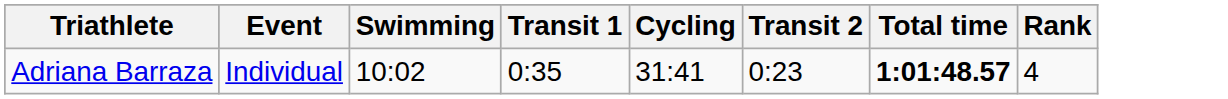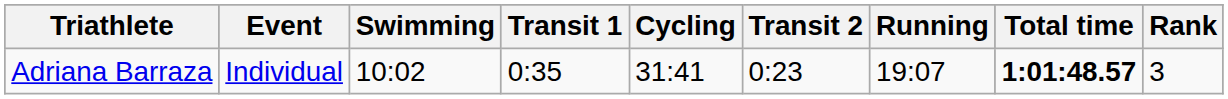+ column: (932, 26)
(1031, 70) 4 -> (1157, 70) 3
